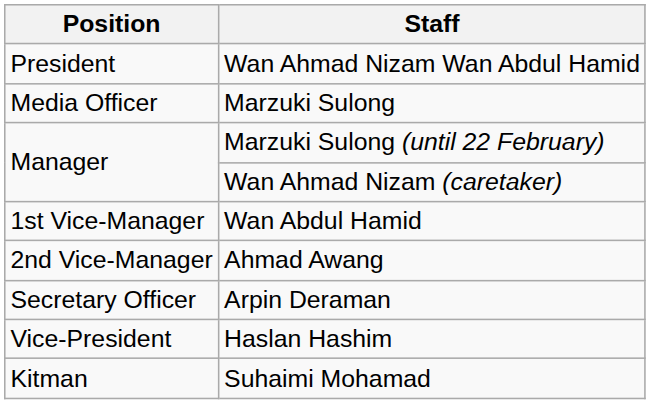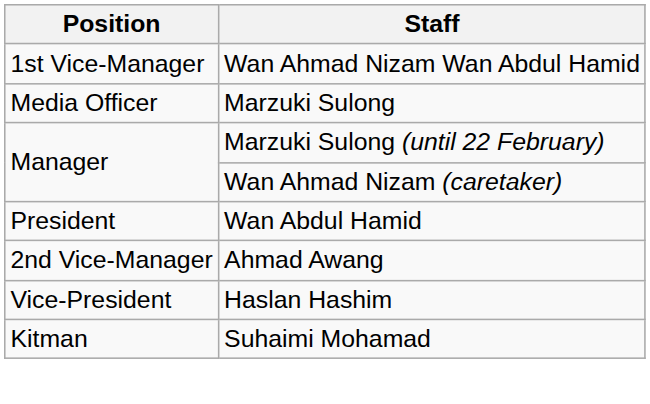(63, 63) President -> (107, 63) 1st Vice-Manager
(107, 220) 1st Vice-Manager -> (63, 220) President
- row: (308, 299)
